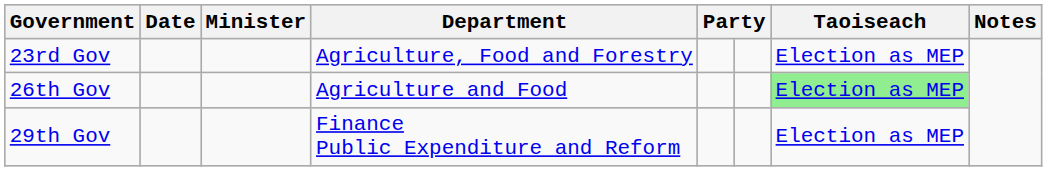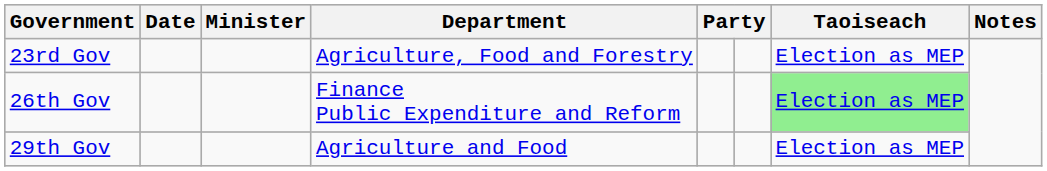(442, 90) Agriculture and Food -> (498, 102) Finance Public Expenditure and Reform
(498, 136) Finance Public Expenditure and Reform -> (442, 148) Agriculture and Food
